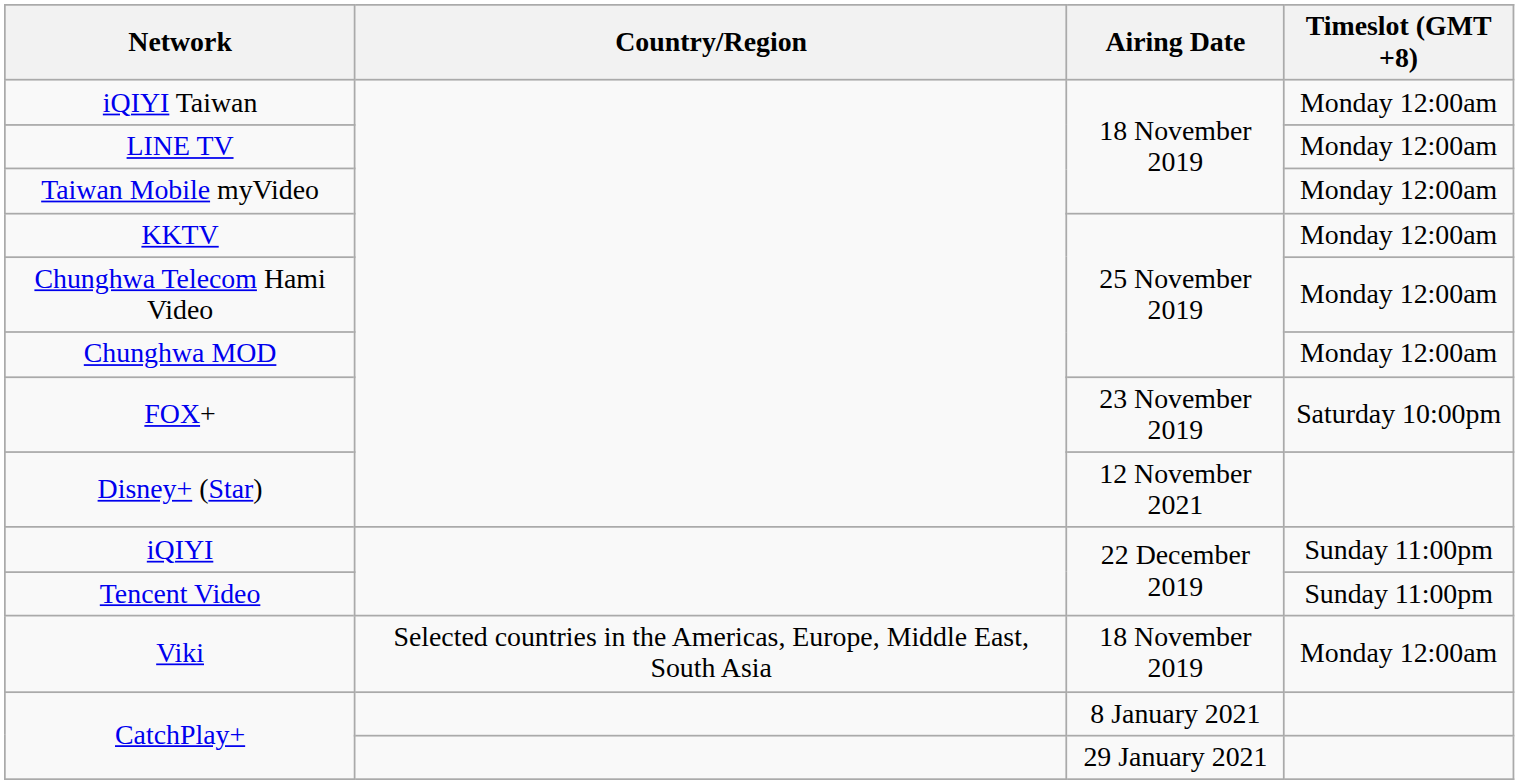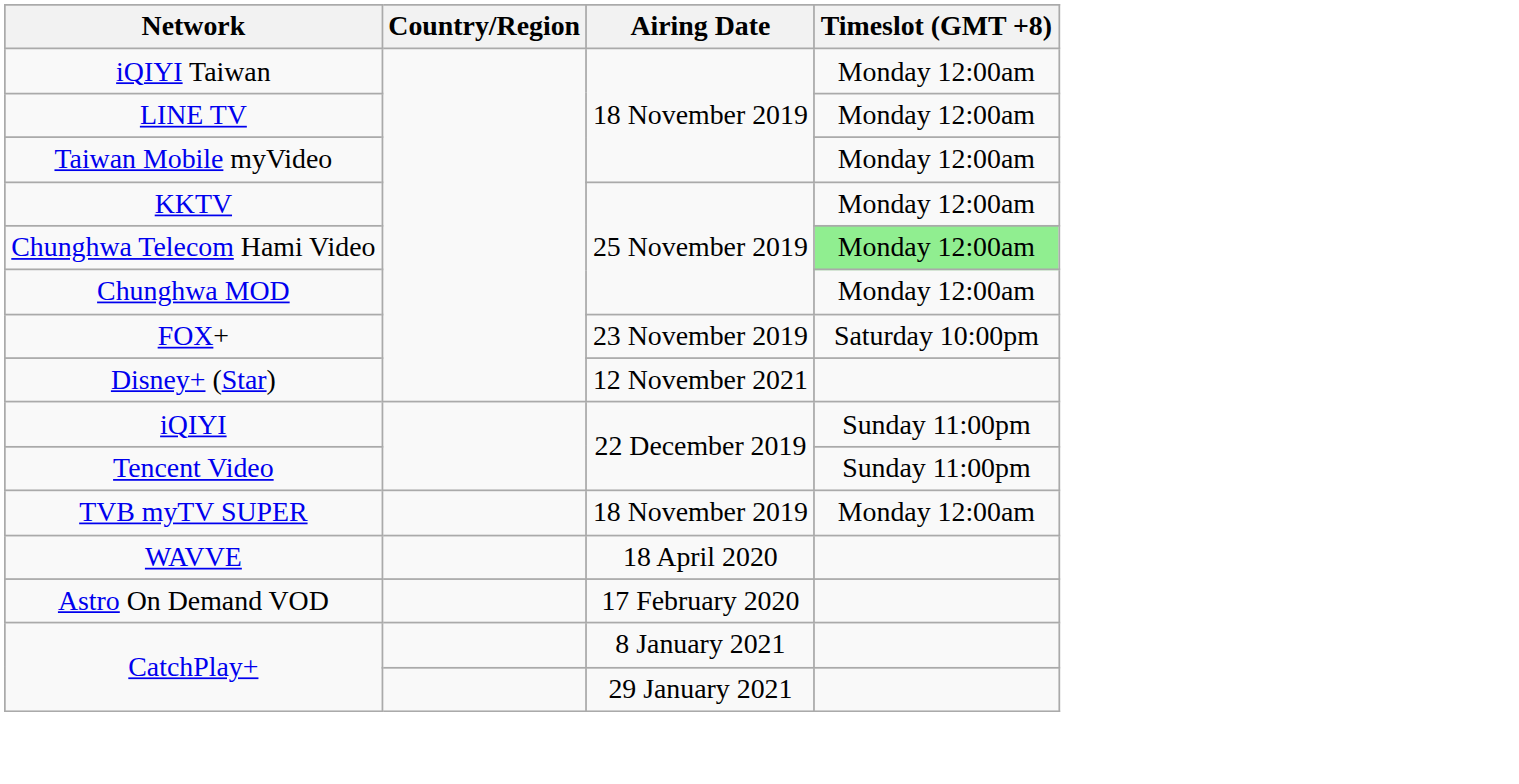(1399, 294) no background -> (936, 247) lightgreen background
+ row: (193, 512)
+ row: (193, 556)
+ row: (193, 600)
- row: (180, 653)
